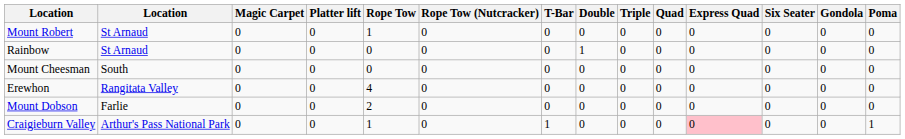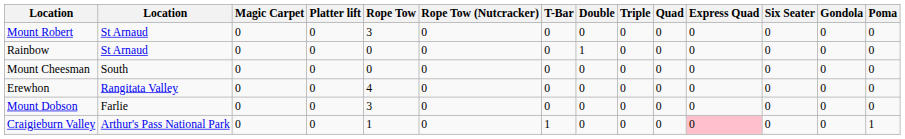(369, 32) 1 -> (369, 32) 3
(369, 106) 2 -> (369, 106) 3
